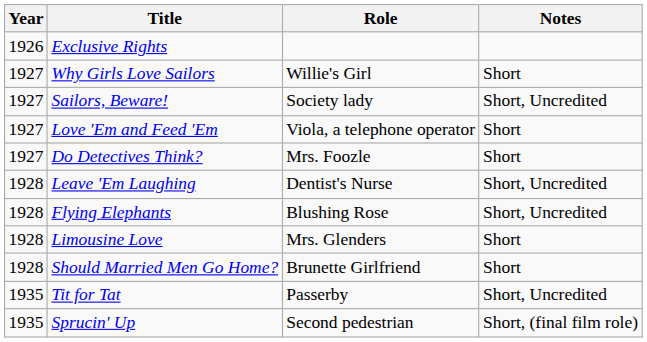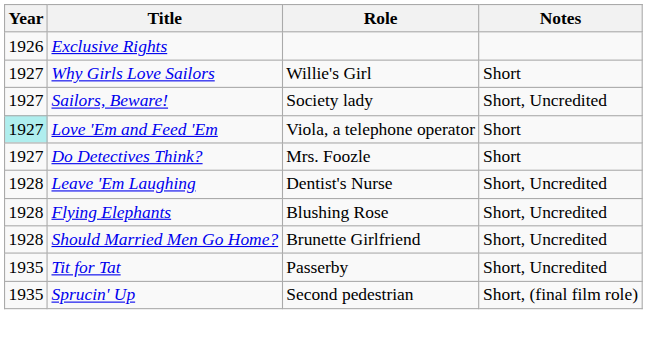(26, 128) no background -> (26, 128) paleturquoise background
- row: (107, 239)
(502, 267) Short -> (545, 239) Short, Uncredited
